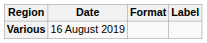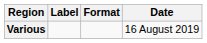columns swapped: (88, 13) <-> (185, 13)
